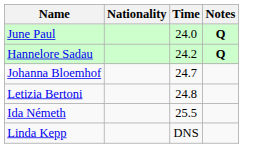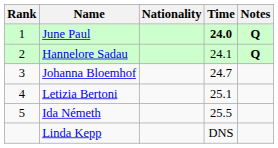+ column: (22, 14)
(186, 34) normal -> (221, 34) bold
(186, 53) 24.2 -> (221, 53) 24.1
(186, 93) 24.8 -> (221, 93) 25.1
